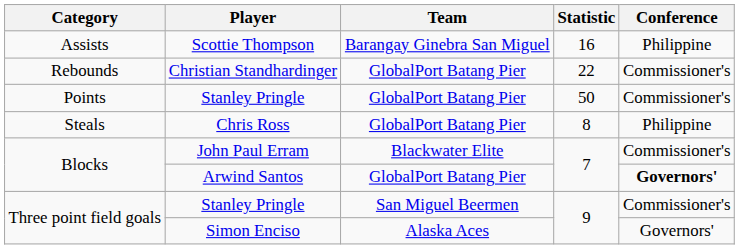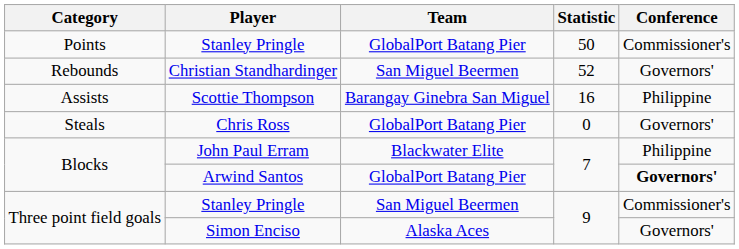rows swapped: (85, 97) <-> (85, 44)
(447, 71) GlobalPort Batang Pier -> (447, 71) San Miguel Beermen
(586, 71) 22 -> (586, 71) 52
(677, 71) Commissioner's -> (677, 71) Governors'
(586, 124) 8 -> (586, 124) 0
(677, 124) Philippine -> (677, 124) Governors'
(677, 151) Commissioner's -> (677, 151) Philippine
